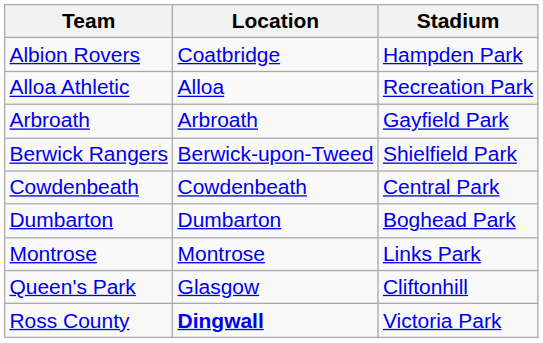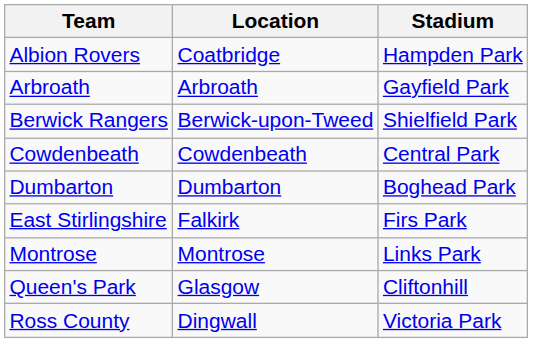- row: (69, 87)
+ row: (88, 220)
(221, 320) bold -> (217, 320) normal
